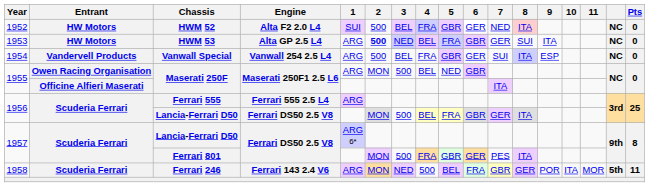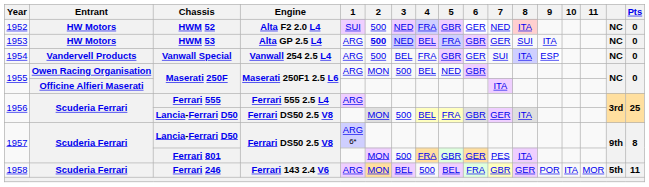(404, 27) BEL -> (404, 27) NED
(404, 170) NED -> (404, 170) BEL
